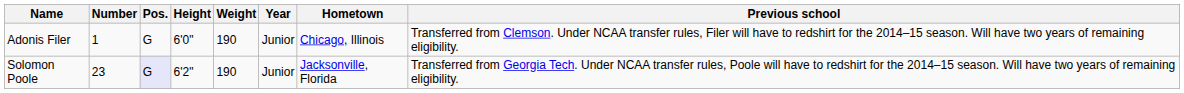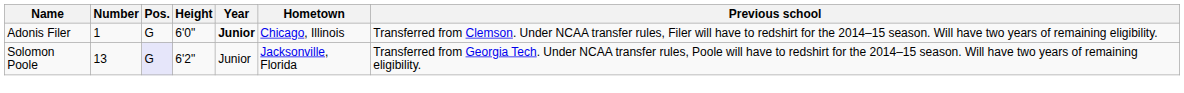- column: (236, 14)
(278, 39) normal -> (236, 33) bold
(98, 72) 23 -> (100, 58) 13
